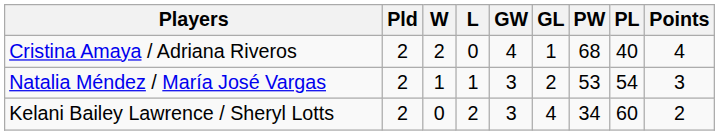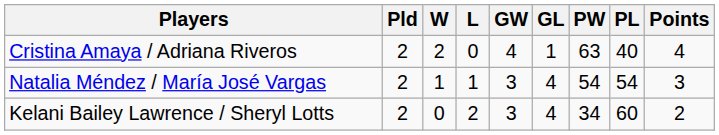(589, 51) 68 -> (589, 51) 63
(551, 82) 2 -> (551, 82) 4
(589, 82) 53 -> (589, 82) 54
